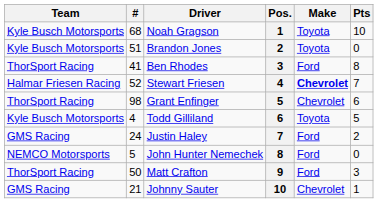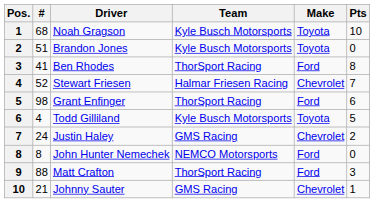columns swapped: (280, 13) <-> (65, 13)
(322, 84) bold -> (321, 84) normal
(321, 101) Chevrolet -> (308, 101) Ford
(308, 136) Ford -> (321, 136) Chevrolet
(132, 154) 5 -> (39, 154) 8
(135, 171) 50 -> (42, 171) 88
